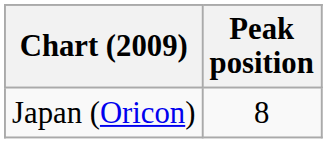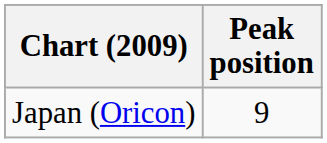(262, 112) 8 -> (262, 112) 9
